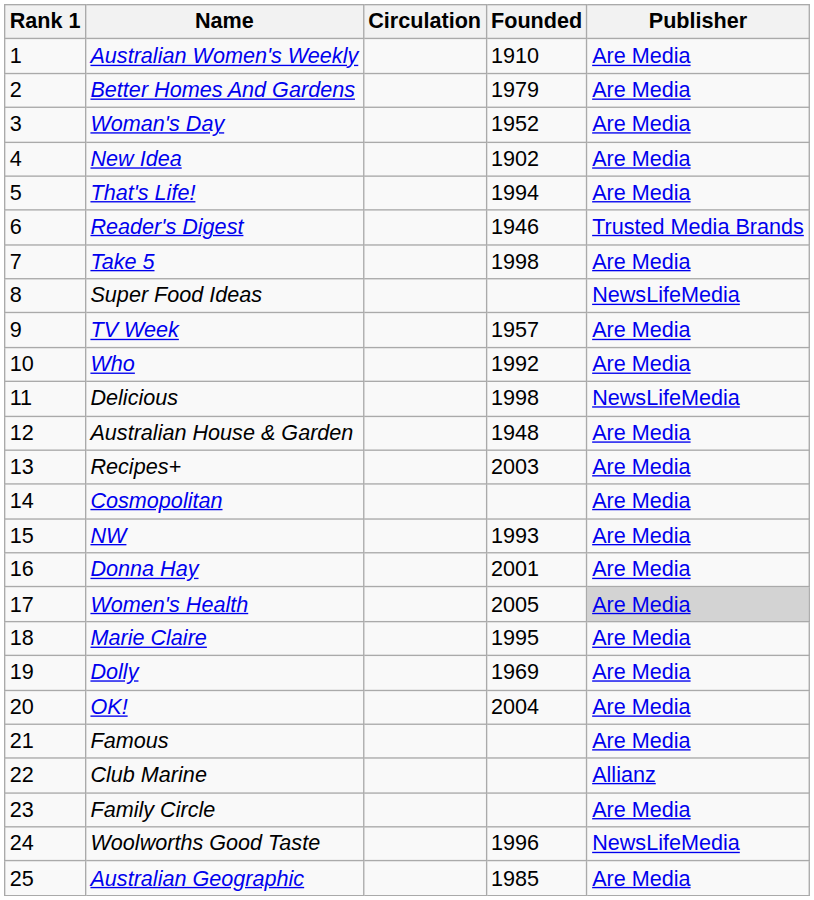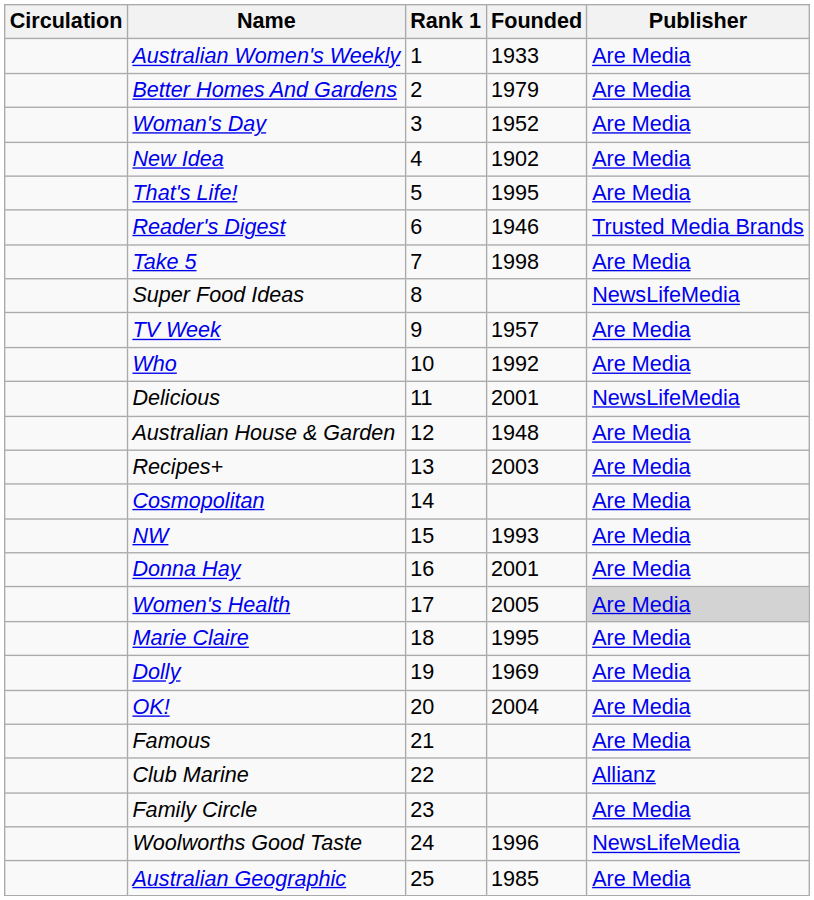columns swapped: (45, 21) <-> (425, 21)
(515, 55) 1910 -> (515, 55) 1933
(515, 192) 1994 -> (515, 192) 1995
(515, 398) 1998 -> (515, 398) 2001
